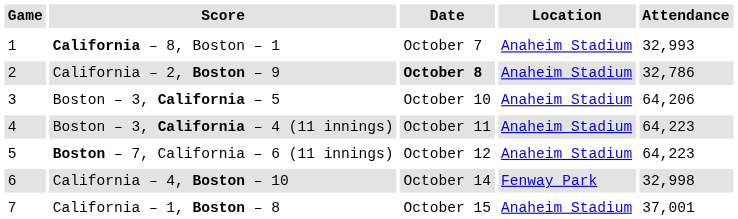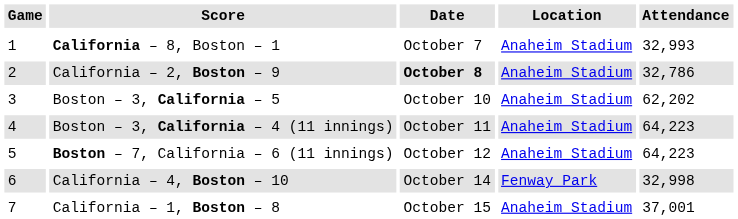(668, 100) 64,206 -> (668, 100) 62,202
